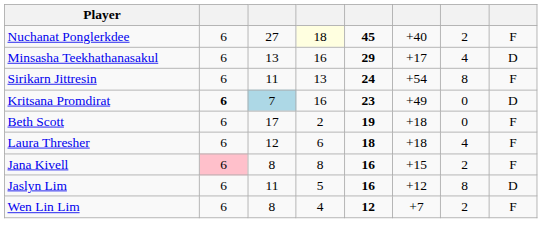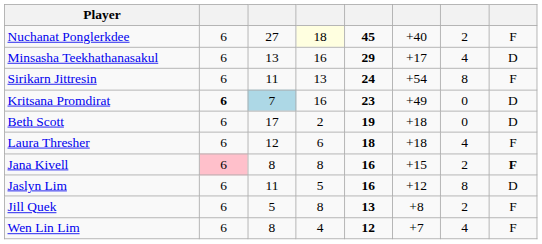(513, 121) F -> (513, 121) D
(513, 164) normal -> (513, 164) bold
+ row: (32, 206)
(465, 206) 2 -> (465, 228) 4
